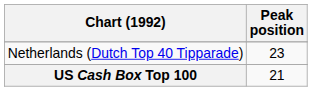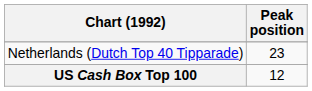(277, 75) 21 -> (277, 75) 12
